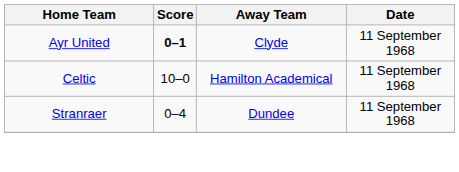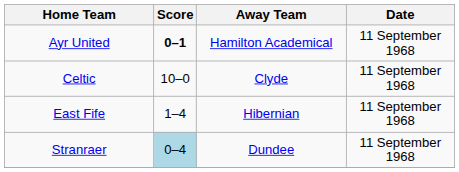(271, 43) Clyde -> (271, 43) Hamilton Academical
(271, 78) Hamilton Academical -> (271, 78) Clyde
+ row: (79, 114)
(175, 114) no background -> (175, 149) lightblue background
